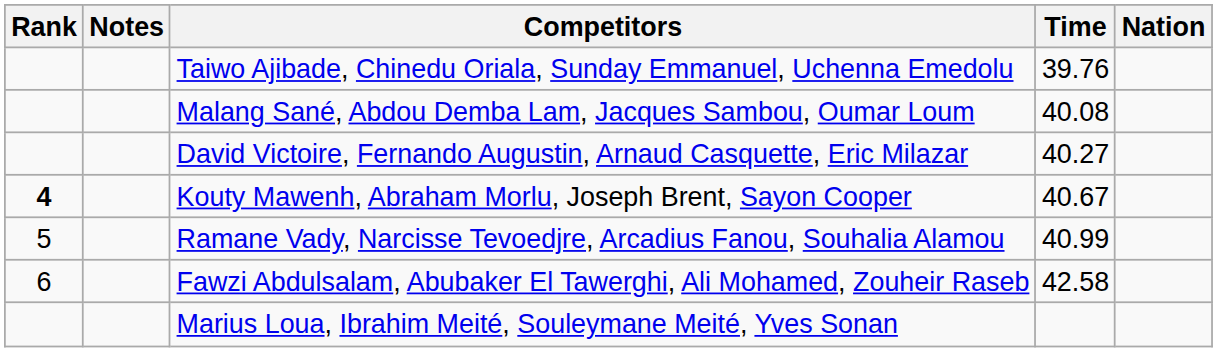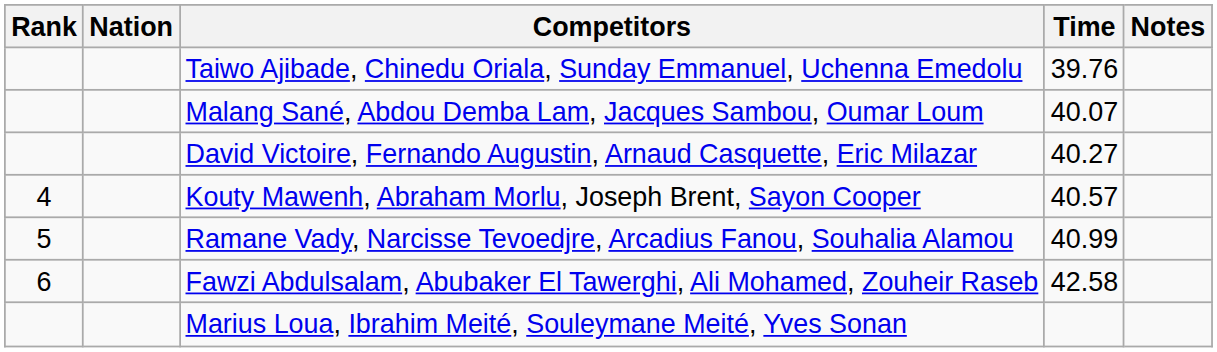columns swapped: (1163, 26) <-> (127, 26)
(1076, 112) 40.08 -> (1084, 112) 40.07
(44, 197) bold -> (44, 197) normal
(1076, 197) 40.67 -> (1084, 197) 40.57
